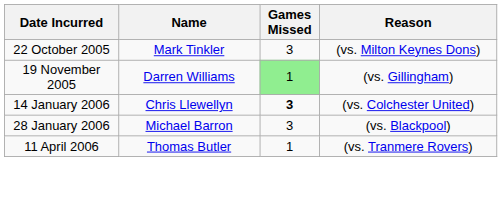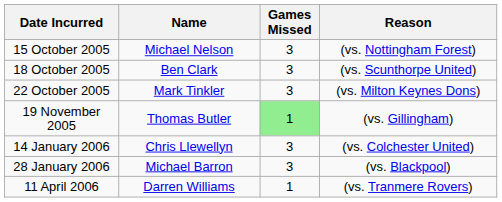+ row: (61, 50)
+ row: (61, 70)
(189, 78) Darren Williams -> (189, 119) Thomas Butler
(290, 105) bold -> (290, 146) normal
(189, 146) Thomas Butler -> (189, 187) Darren Williams
